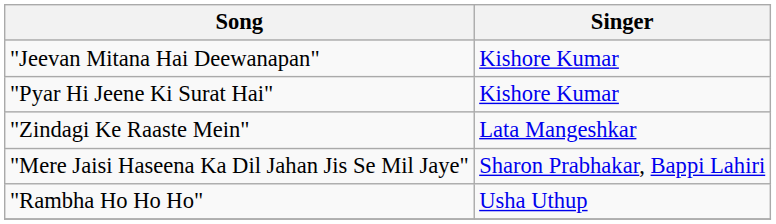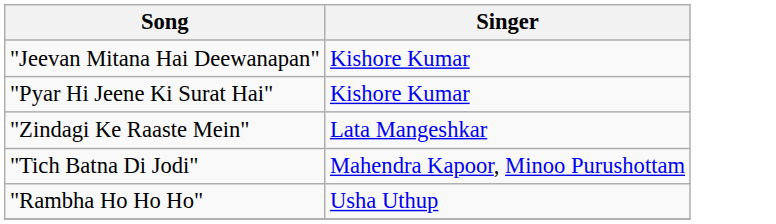+ row: (104, 165)
- row: (239, 165)
